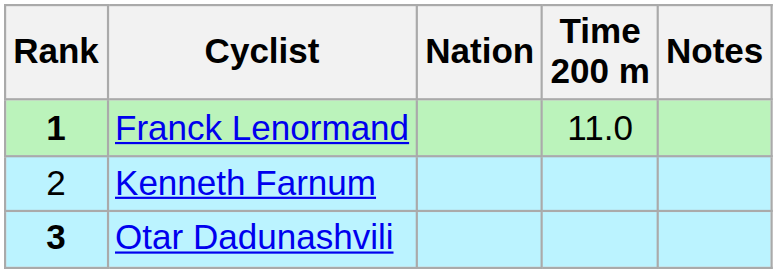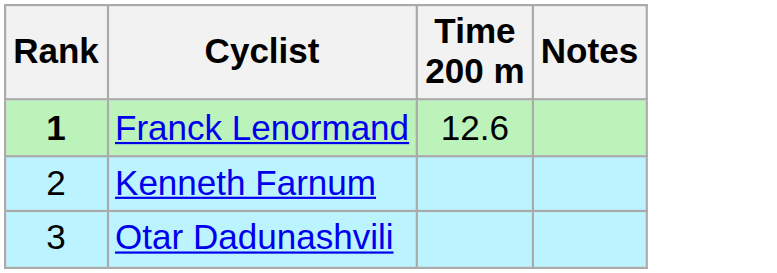- column: (480, 51)
(600, 127) 11.0 -> (475, 127) 12.6
(56, 238) bold -> (56, 238) normal
